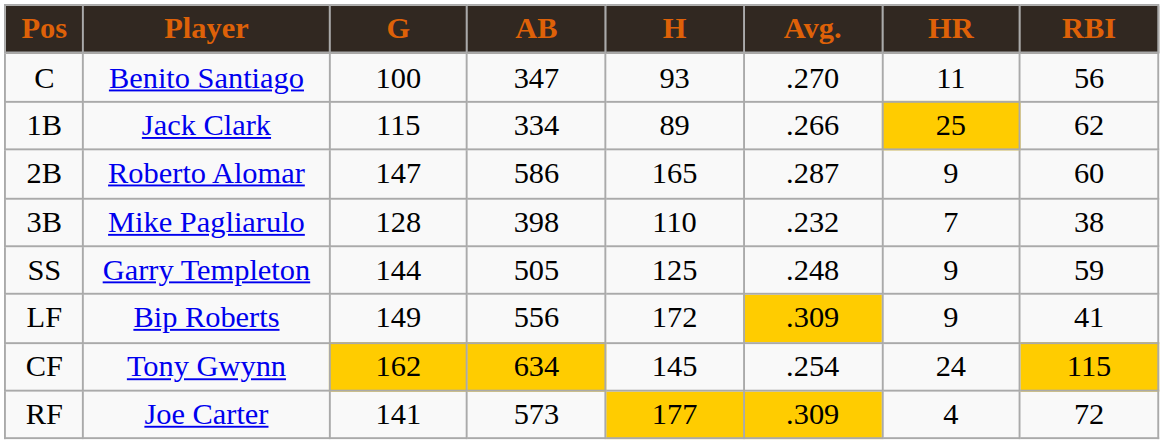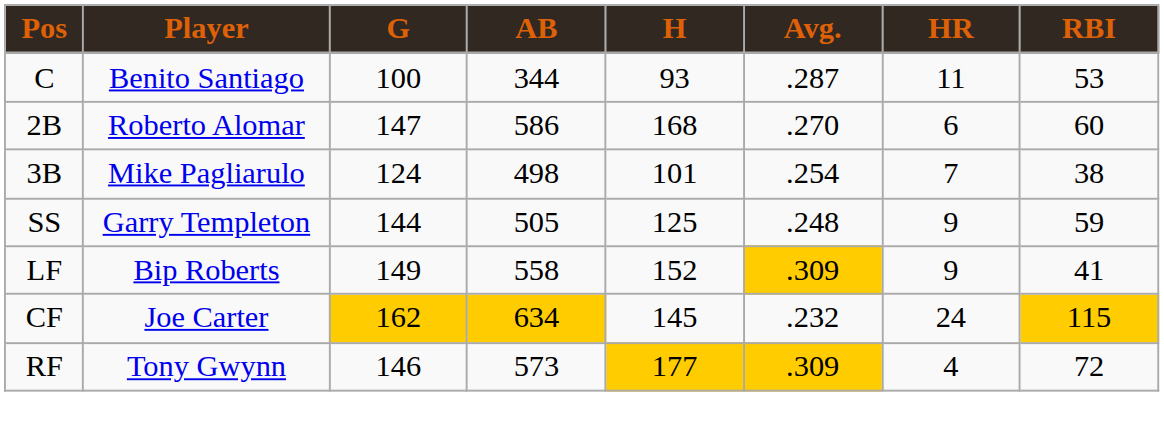(536, 76) 347 -> (536, 76) 344
(813, 76) .270 -> (813, 76) .287
(1089, 76) 56 -> (1089, 76) 53
- row: (44, 125)
(675, 173) 165 -> (675, 125) 168
(813, 173) .287 -> (813, 125) .270
(951, 173) 9 -> (951, 125) 6
(398, 221) 128 -> (398, 173) 124
(536, 221) 398 -> (536, 173) 498
(675, 221) 110 -> (675, 173) 101
(813, 221) .232 -> (813, 173) .254
(536, 317) 556 -> (536, 269) 558
(675, 317) 172 -> (675, 269) 152
(206, 366) Tony Gwynn -> (206, 317) Joe Carter
(813, 366) .254 -> (813, 317) .232
(206, 414) Joe Carter -> (206, 366) Tony Gwynn
(398, 414) 141 -> (398, 366) 146
